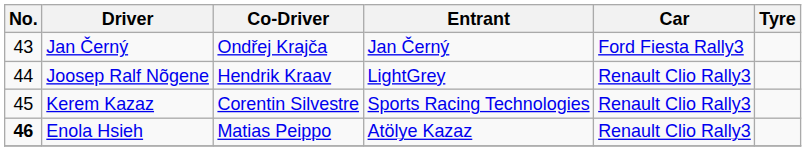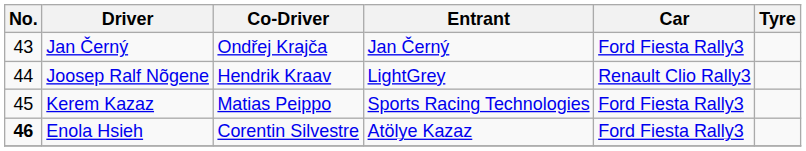(288, 103) Corentin Silvestre -> (274, 103) Matias Peippo
(674, 103) Renault Clio Rally3 -> (671, 103) Ford Fiesta Rally3
(274, 132) Matias Peippo -> (288, 132) Corentin Silvestre
(674, 132) Renault Clio Rally3 -> (671, 132) Ford Fiesta Rally3
